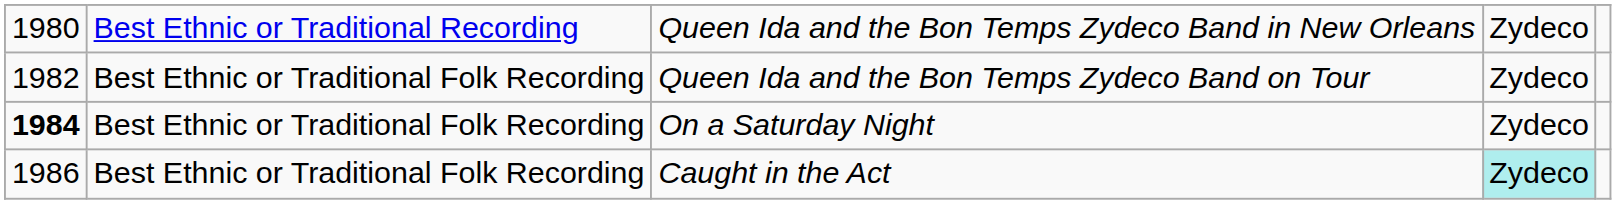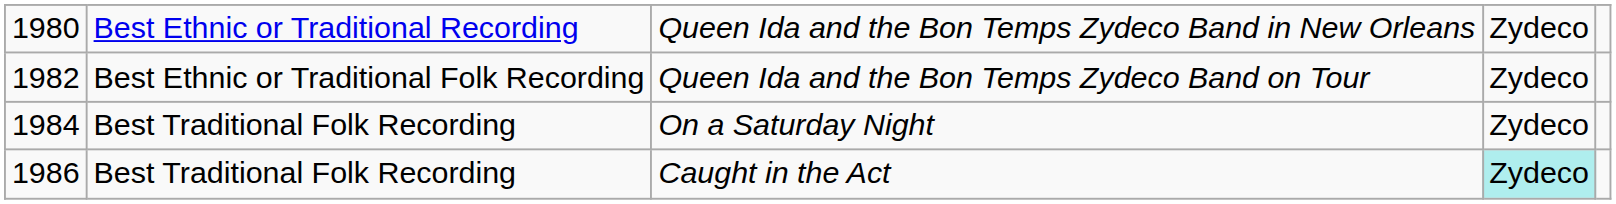(46, 125) bold -> (46, 125) normal
(369, 125) Best Ethnic or Traditional Folk Recording -> (305, 125) Best Traditional Folk Recording
(369, 173) Best Ethnic or Traditional Folk Recording -> (305, 173) Best Traditional Folk Recording
